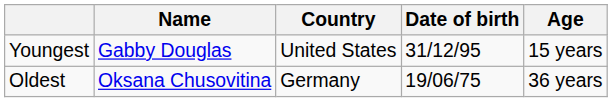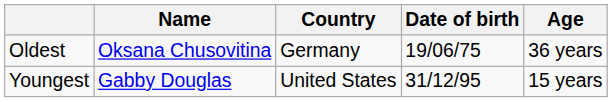rows swapped: (49, 50) <-> (37, 81)
